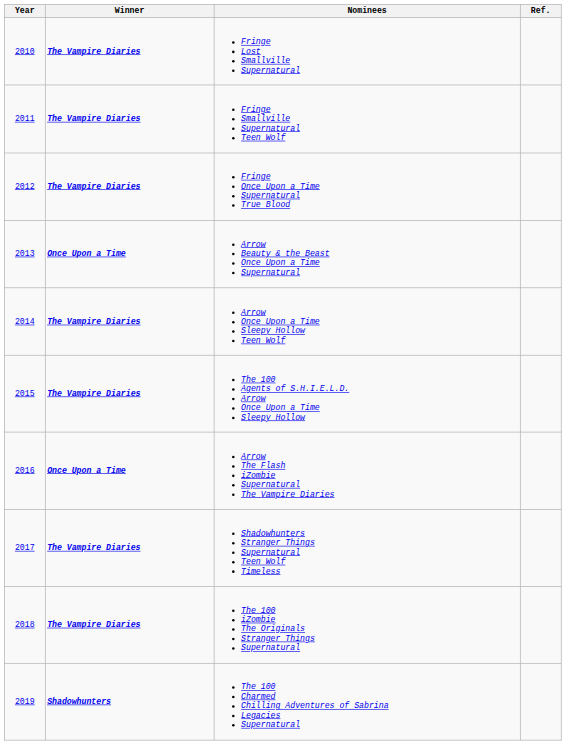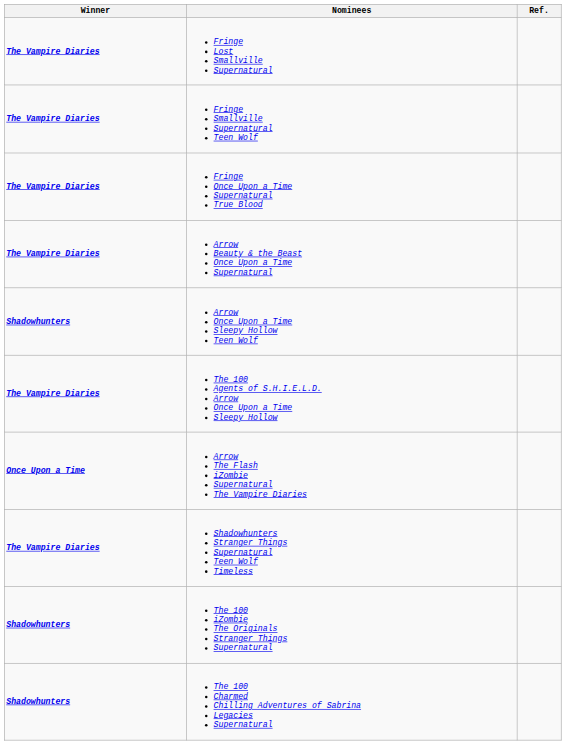- column: (25, 11)
(86, 254) Once Upon a Time -> (53, 254) The Vampire Diaries
(94, 322) The Vampire Diaries -> (38, 322) Shadowhunters
(94, 625) The Vampire Diaries -> (38, 625) Shadowhunters
